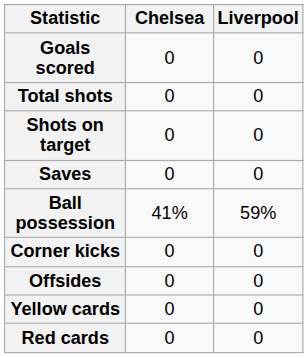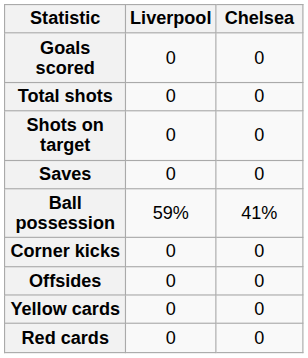columns swapped: (170, 18) <-> (258, 18)
